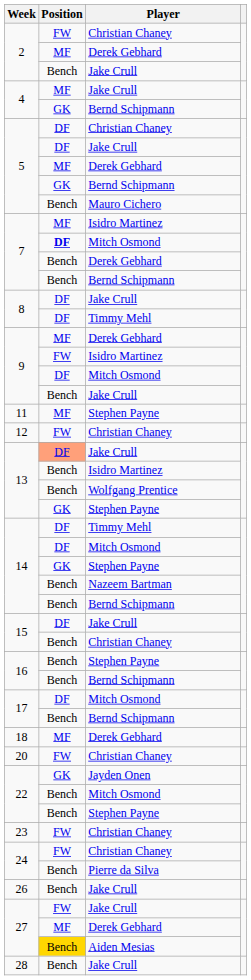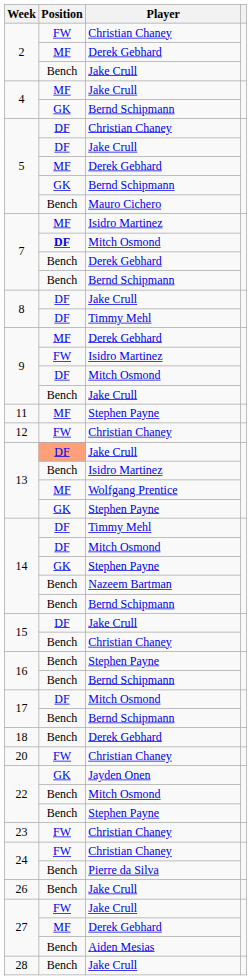(62, 489) Bench -> (62, 489) MF
(62, 737) MF -> (62, 737) Bench
(62, 946) gold background -> (62, 946) no background
